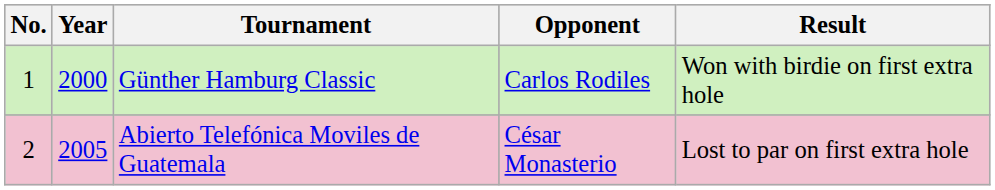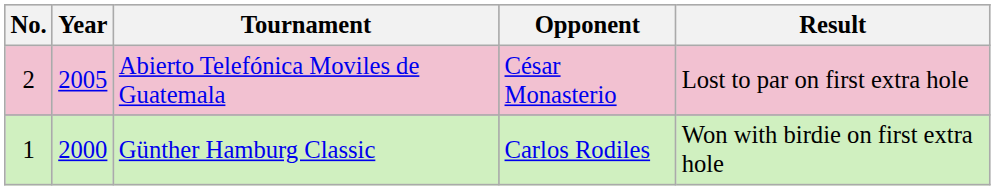rows swapped: (247, 80) <-> (269, 149)
